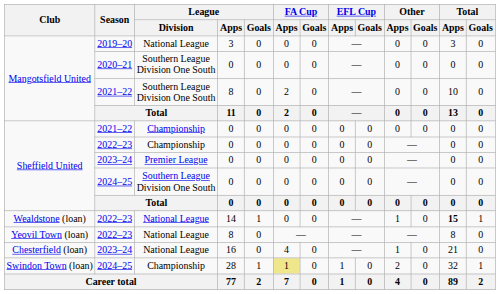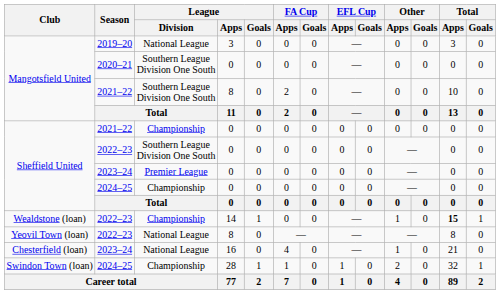(176, 144) Championship -> (176, 150) Southern League Division One South
(176, 181) Southern League Division One South -> (176, 187) Championship
(176, 218) National League -> (176, 218) Championship
(287, 266) khaki background -> (287, 266) no background
